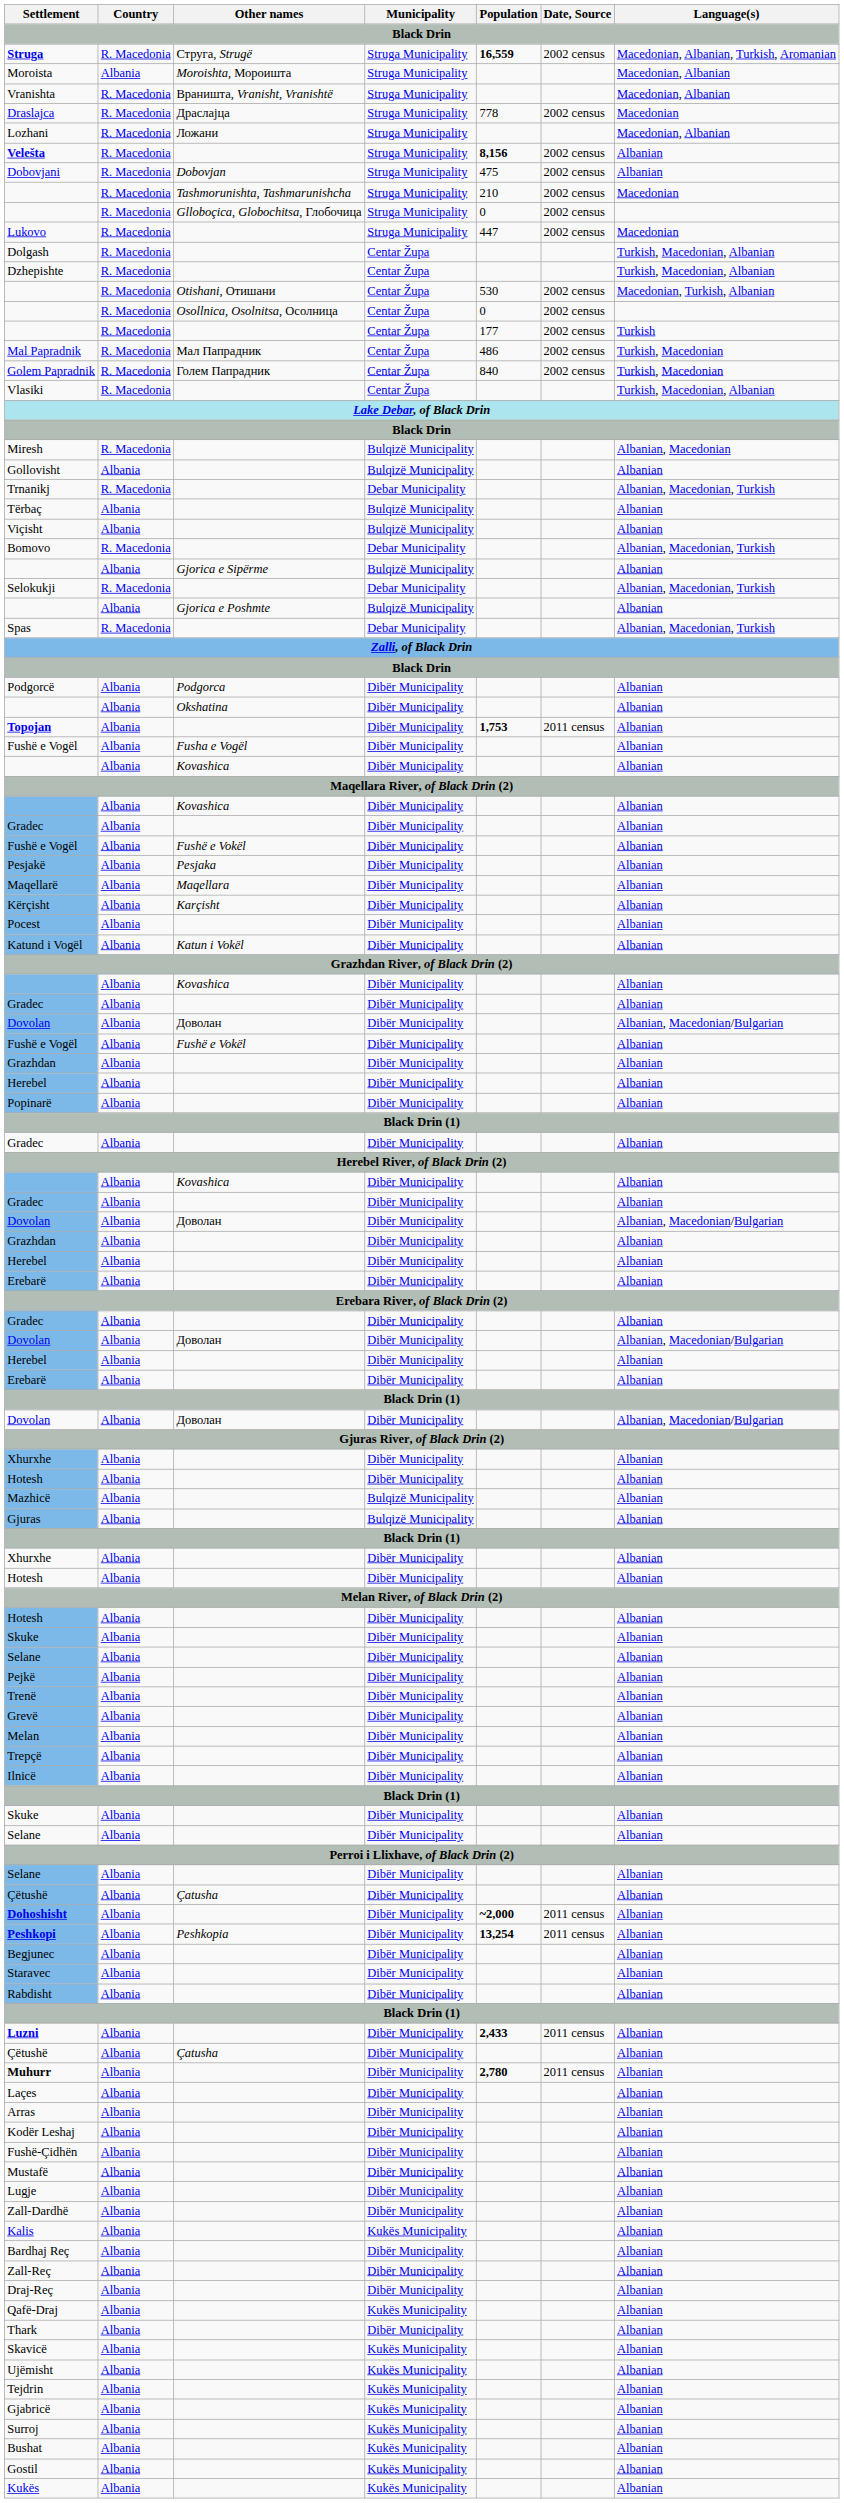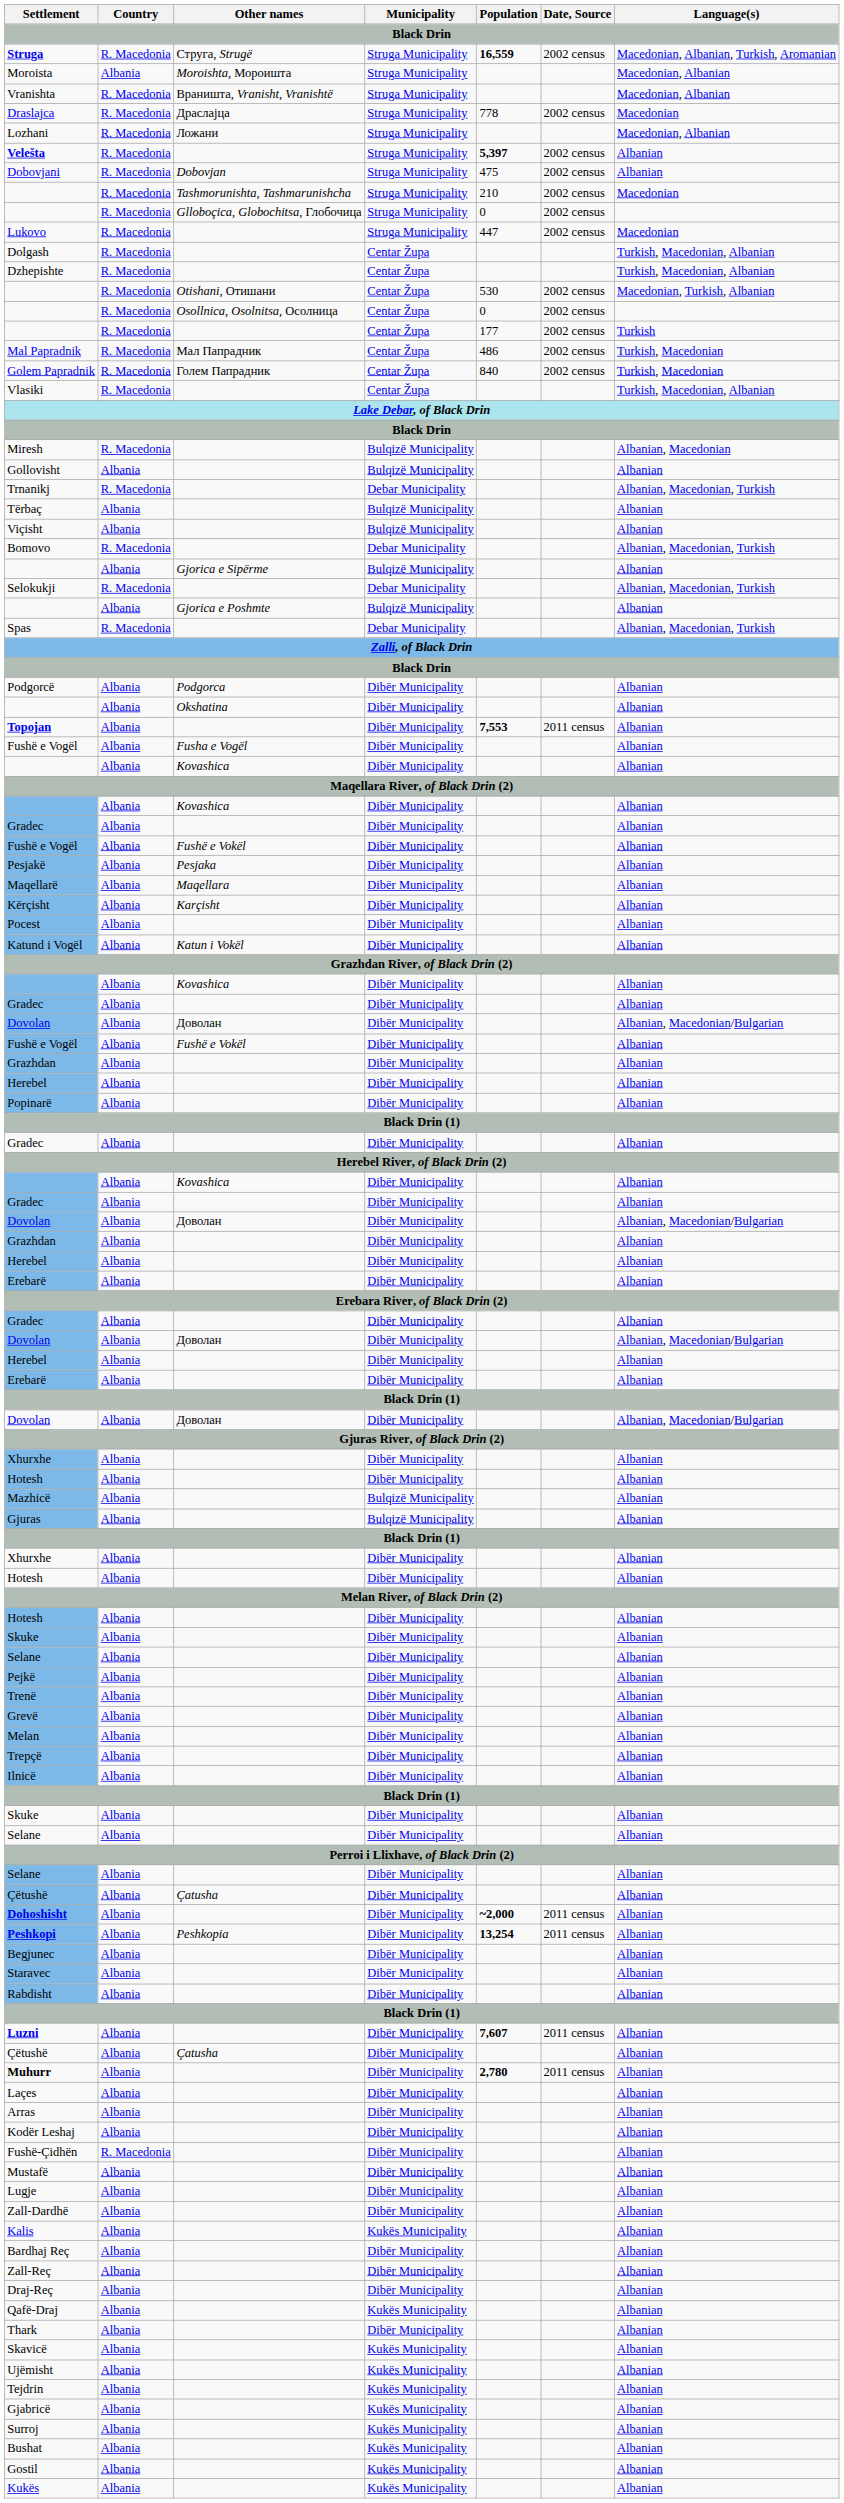(494, 152) 8,156 -> (494, 152) 5,397
(494, 726) 1,753 -> (494, 726) 7,553
(494, 2033) 2,433 -> (494, 2033) 7,607
(120, 2151) Albania -> (136, 2151) R. Macedonia
